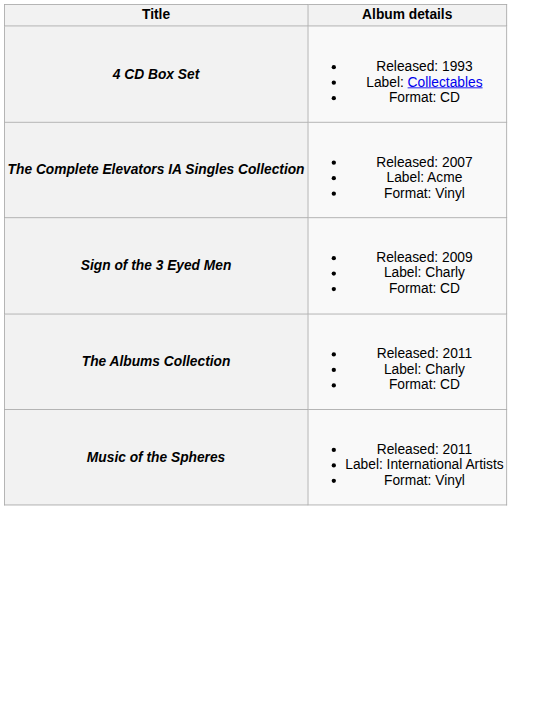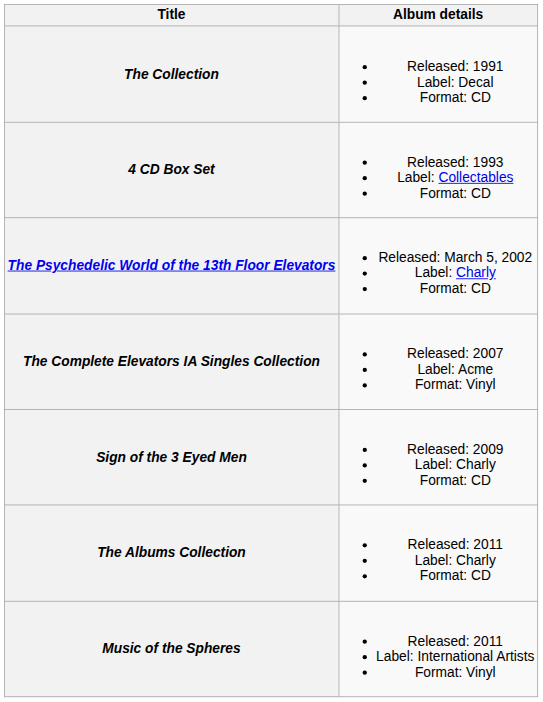+ row: (171, 74)
+ row: (171, 265)
